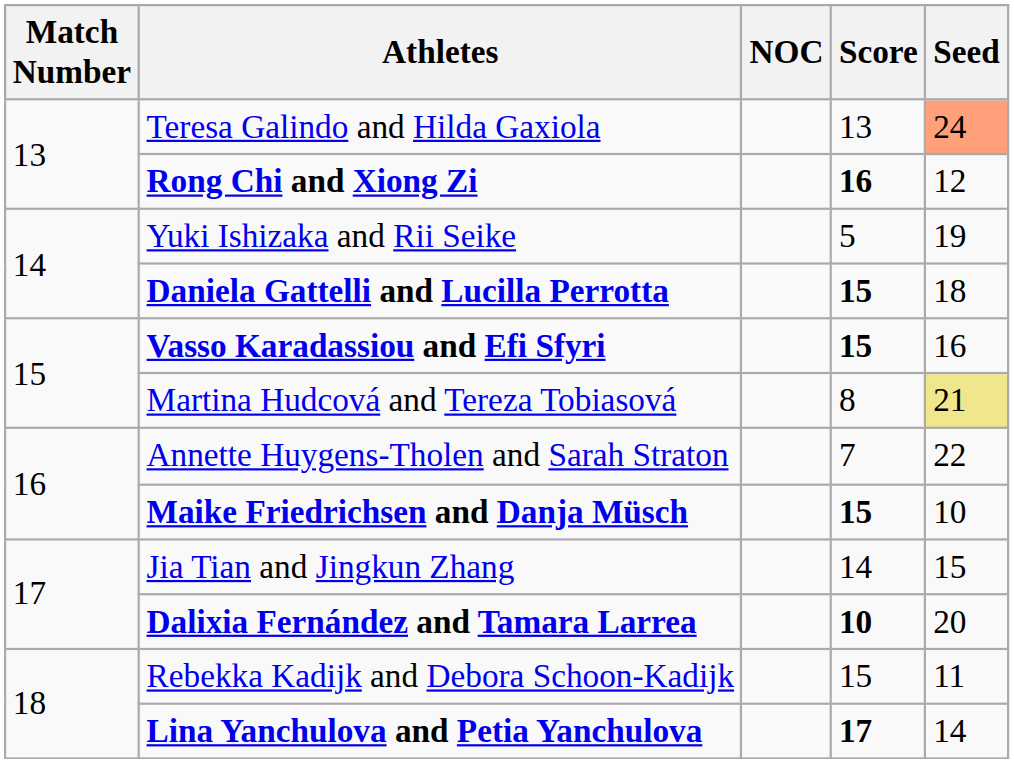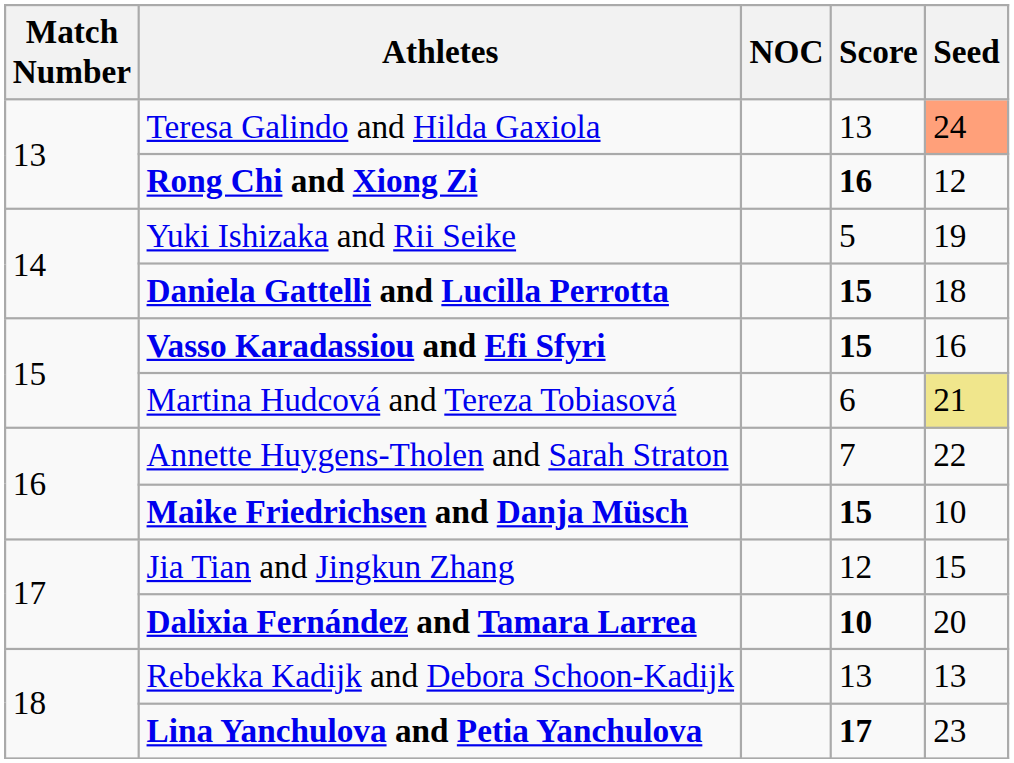(847, 400) 8 -> (847, 400) 6
(856, 565) 14 -> (856, 565) 12
(856, 675) 15 -> (856, 675) 13
(949, 675) 11 -> (950, 675) 13
(950, 730) 14 -> (950, 730) 23
